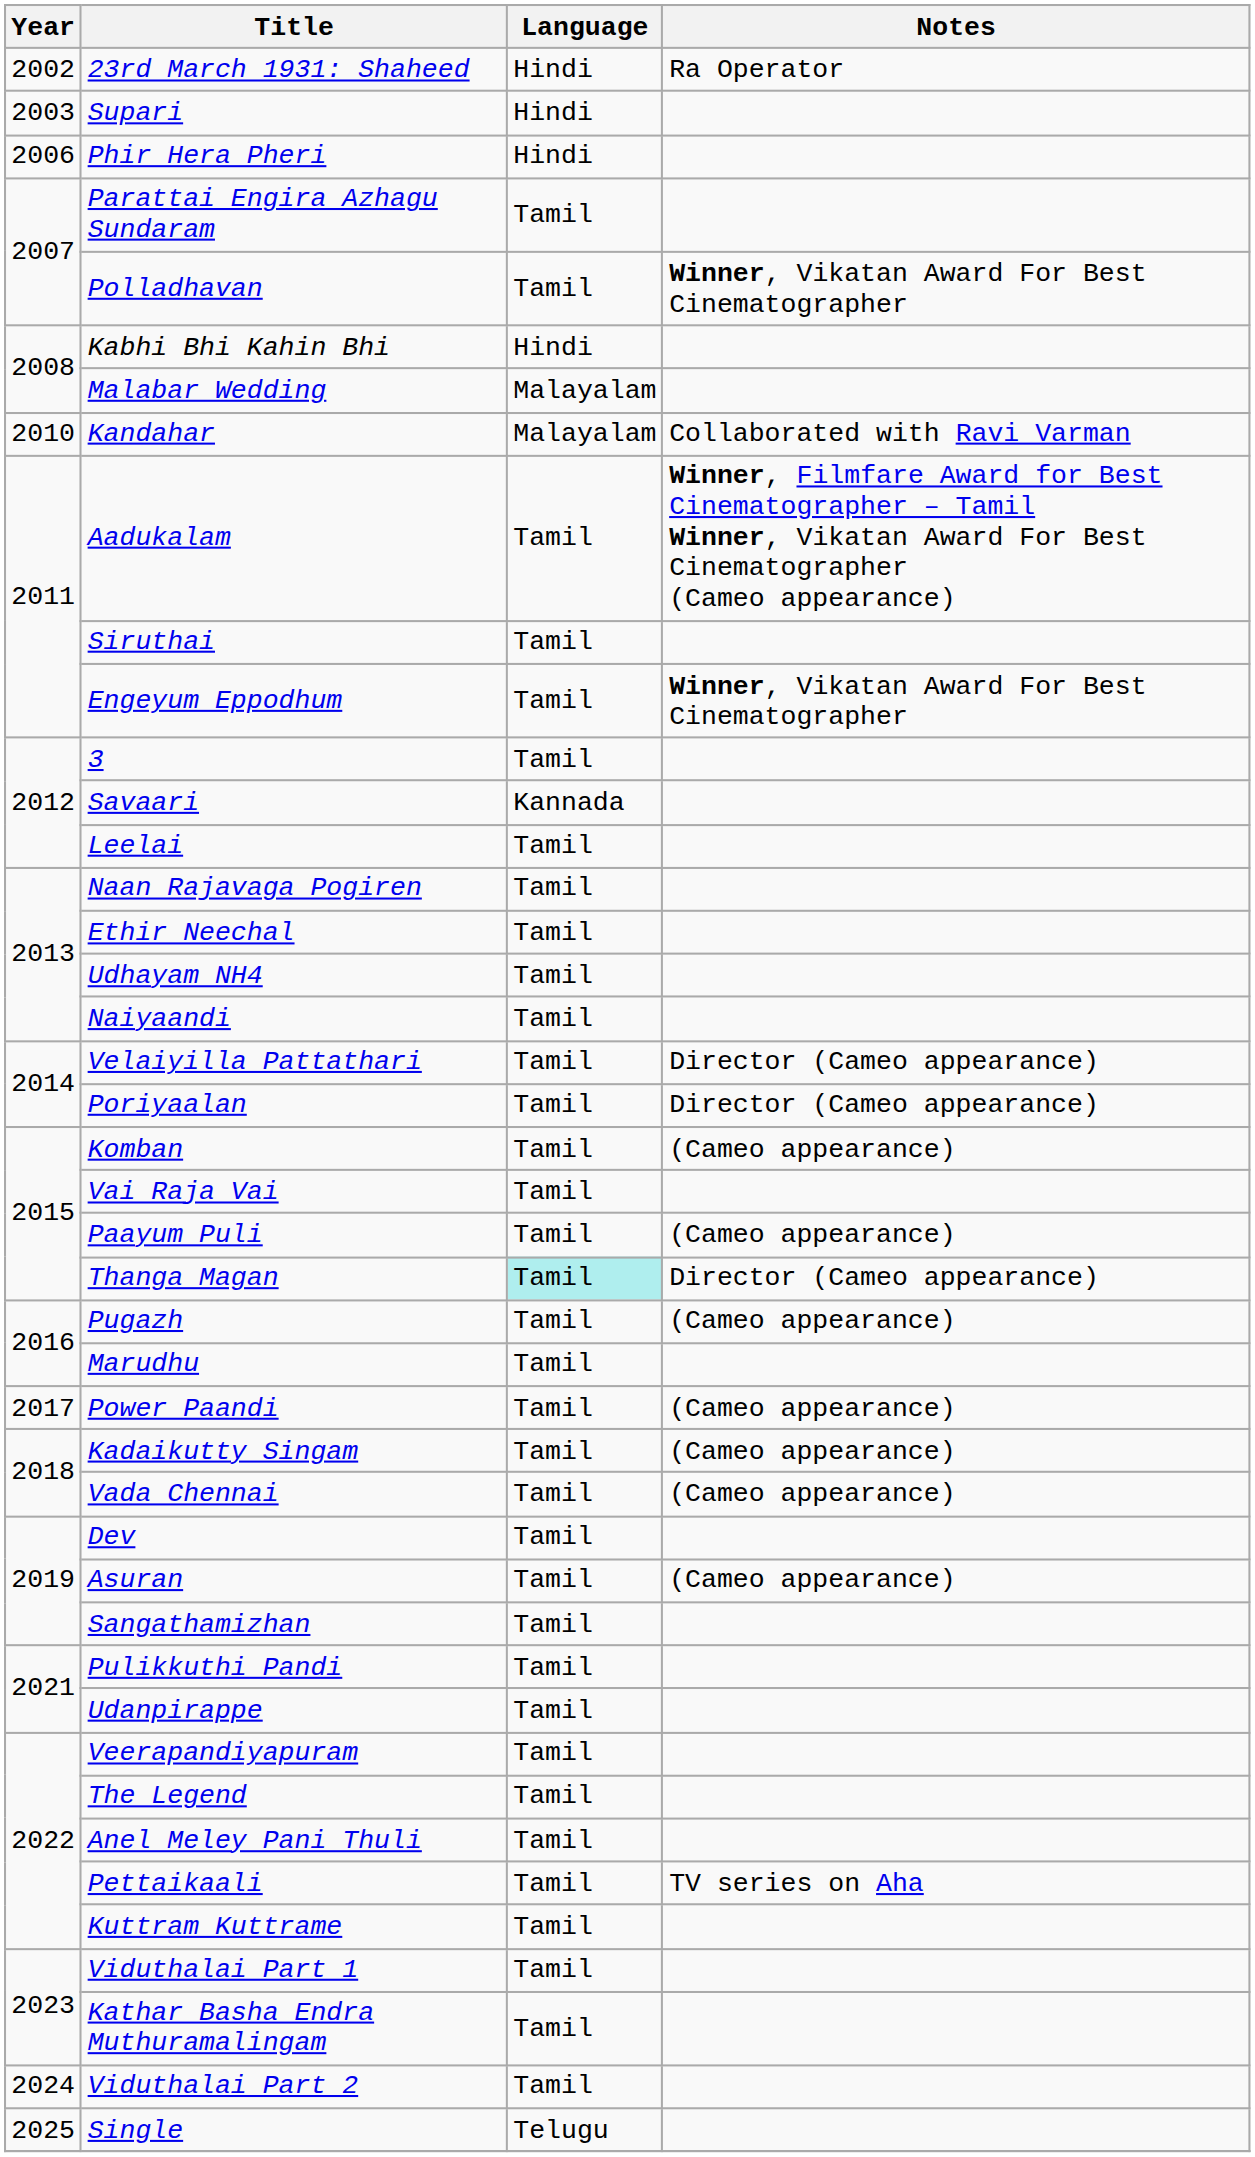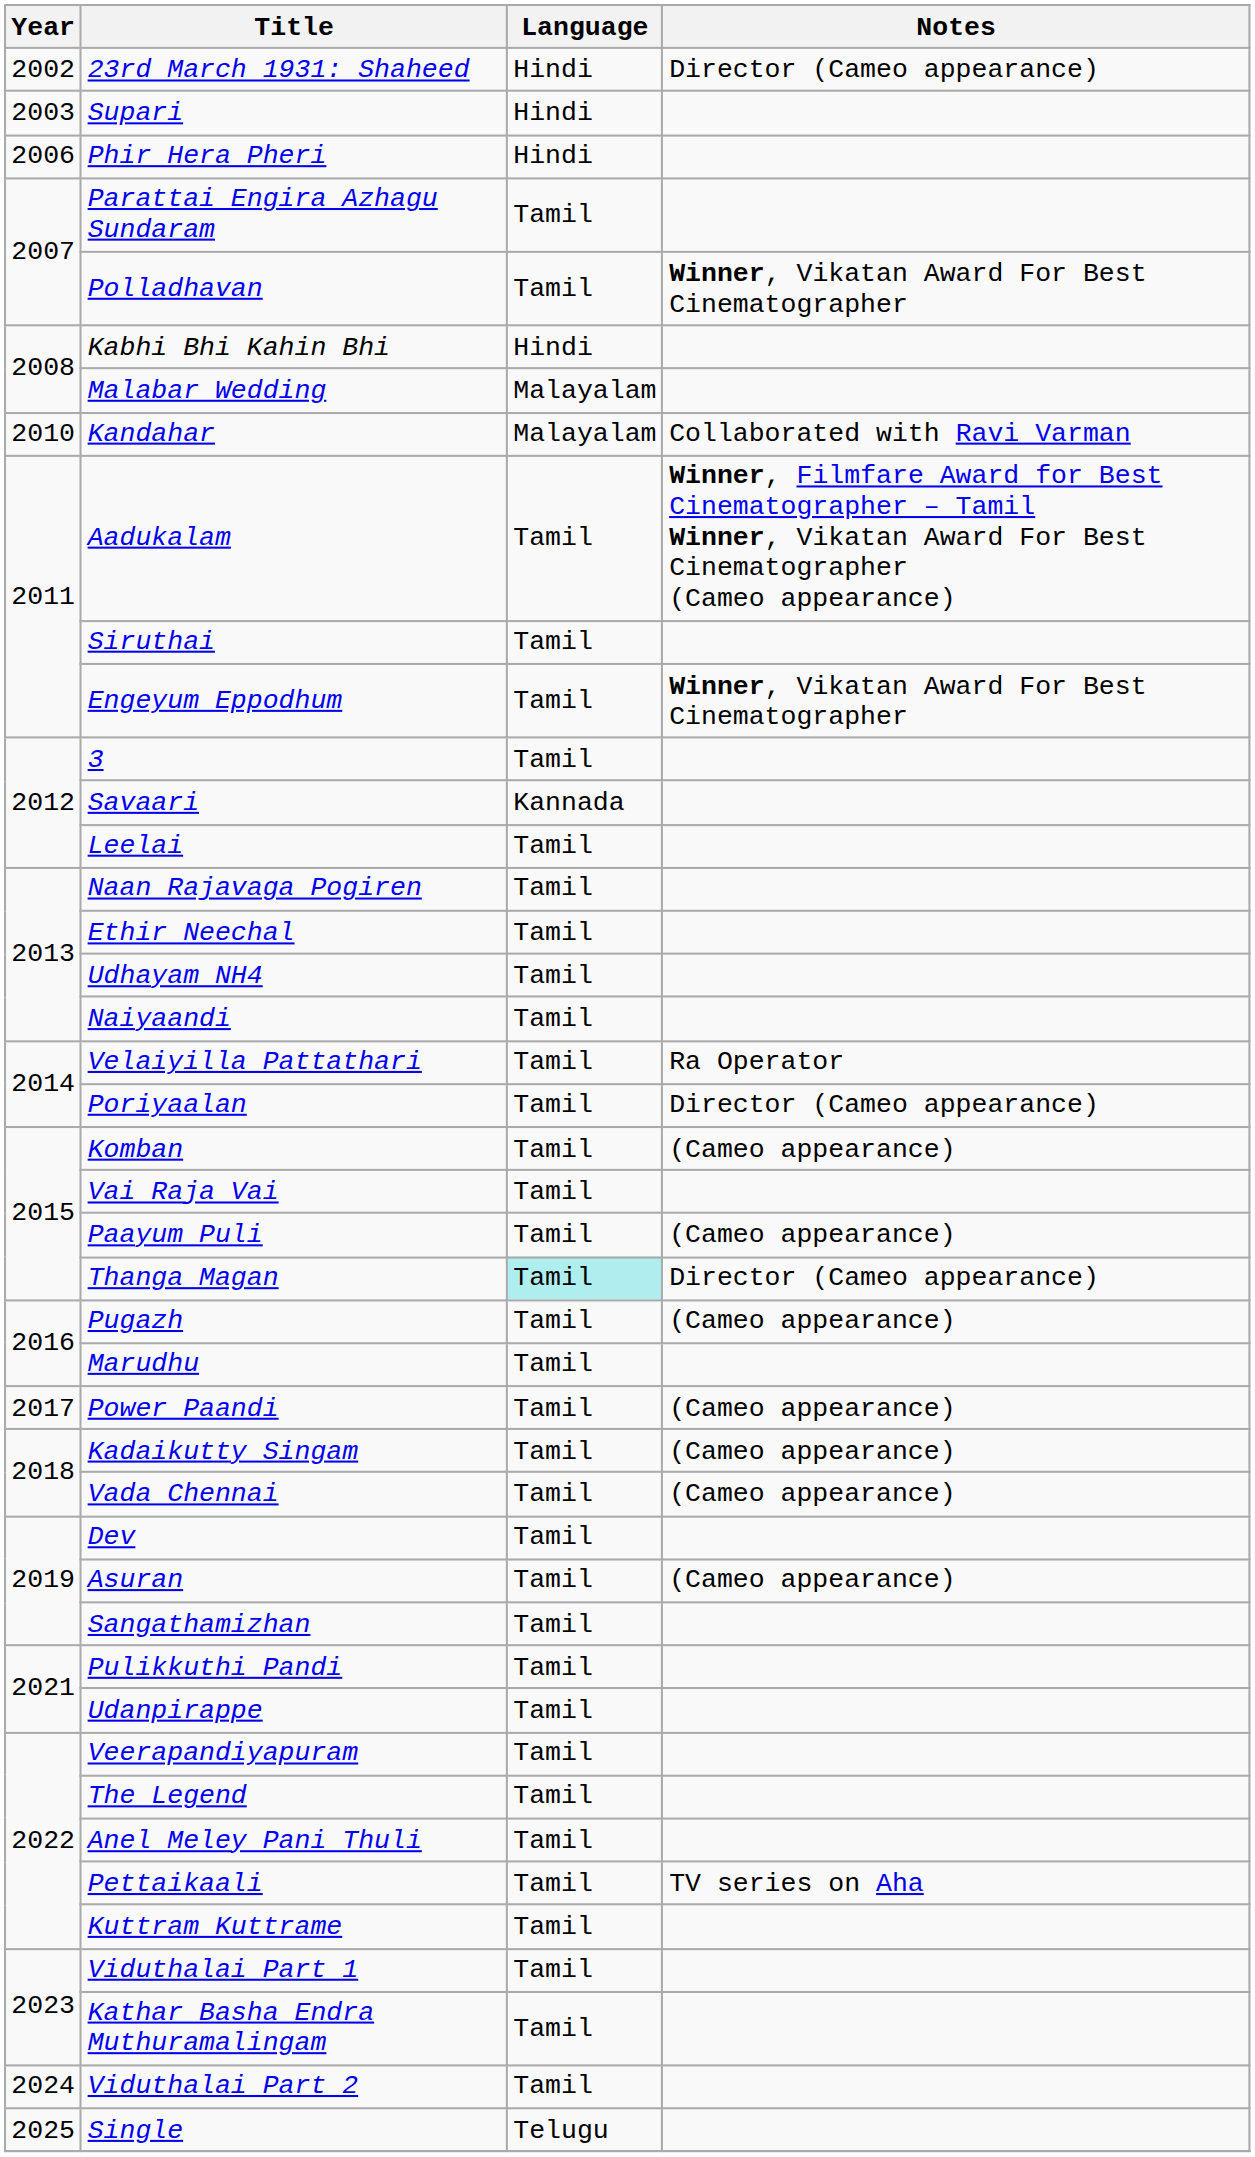(757, 70) Ra Operator -> (884, 70) Director (Cameo appearance)
(884, 1062) Director (Cameo appearance) -> (757, 1062) Ra Operator
